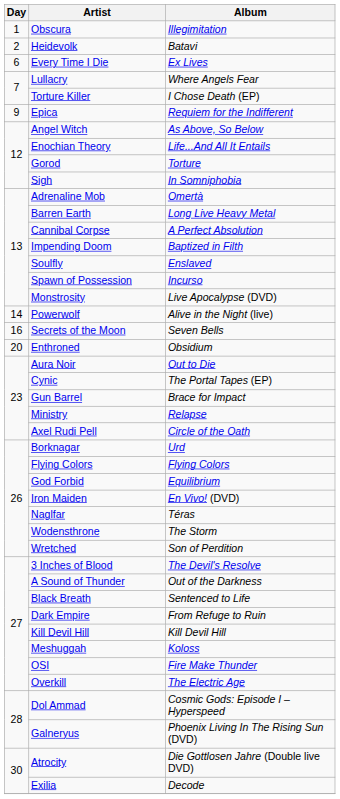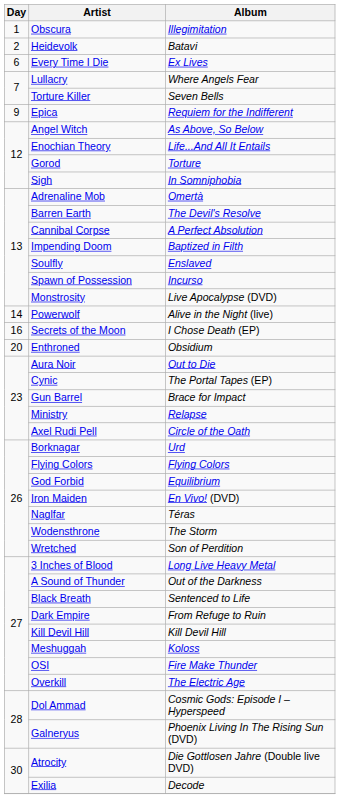(214, 96) I Chose Death (EP) -> (196, 96) Seven Bells
(222, 213) Long Live Heavy Metal -> (214, 213) The Devil's Resolve
(196, 331) Seven Bells -> (214, 331) I Chose Death (EP)
(214, 565) The Devil's Resolve -> (222, 565) Long Live Heavy Metal
